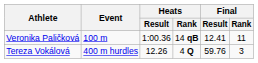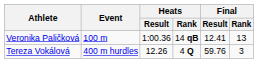(241, 38) 11 -> (241, 38) 13
